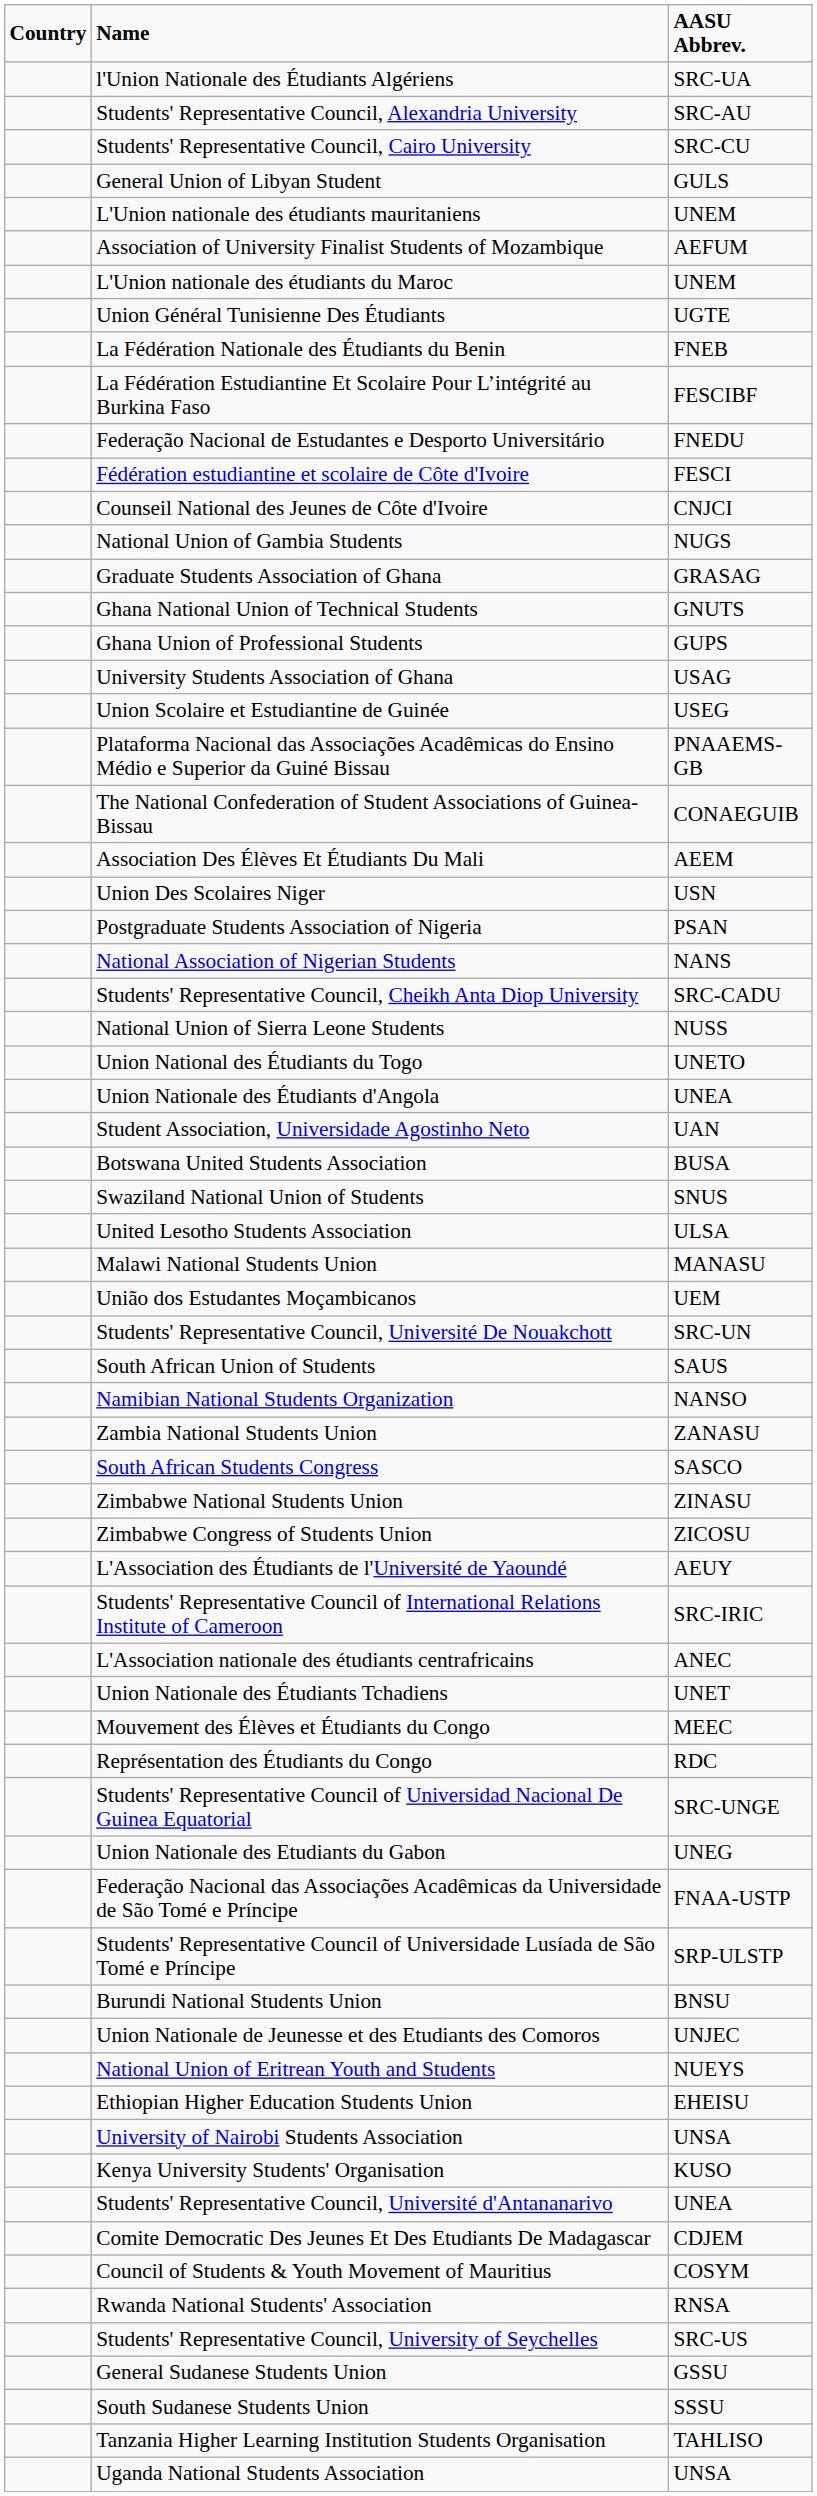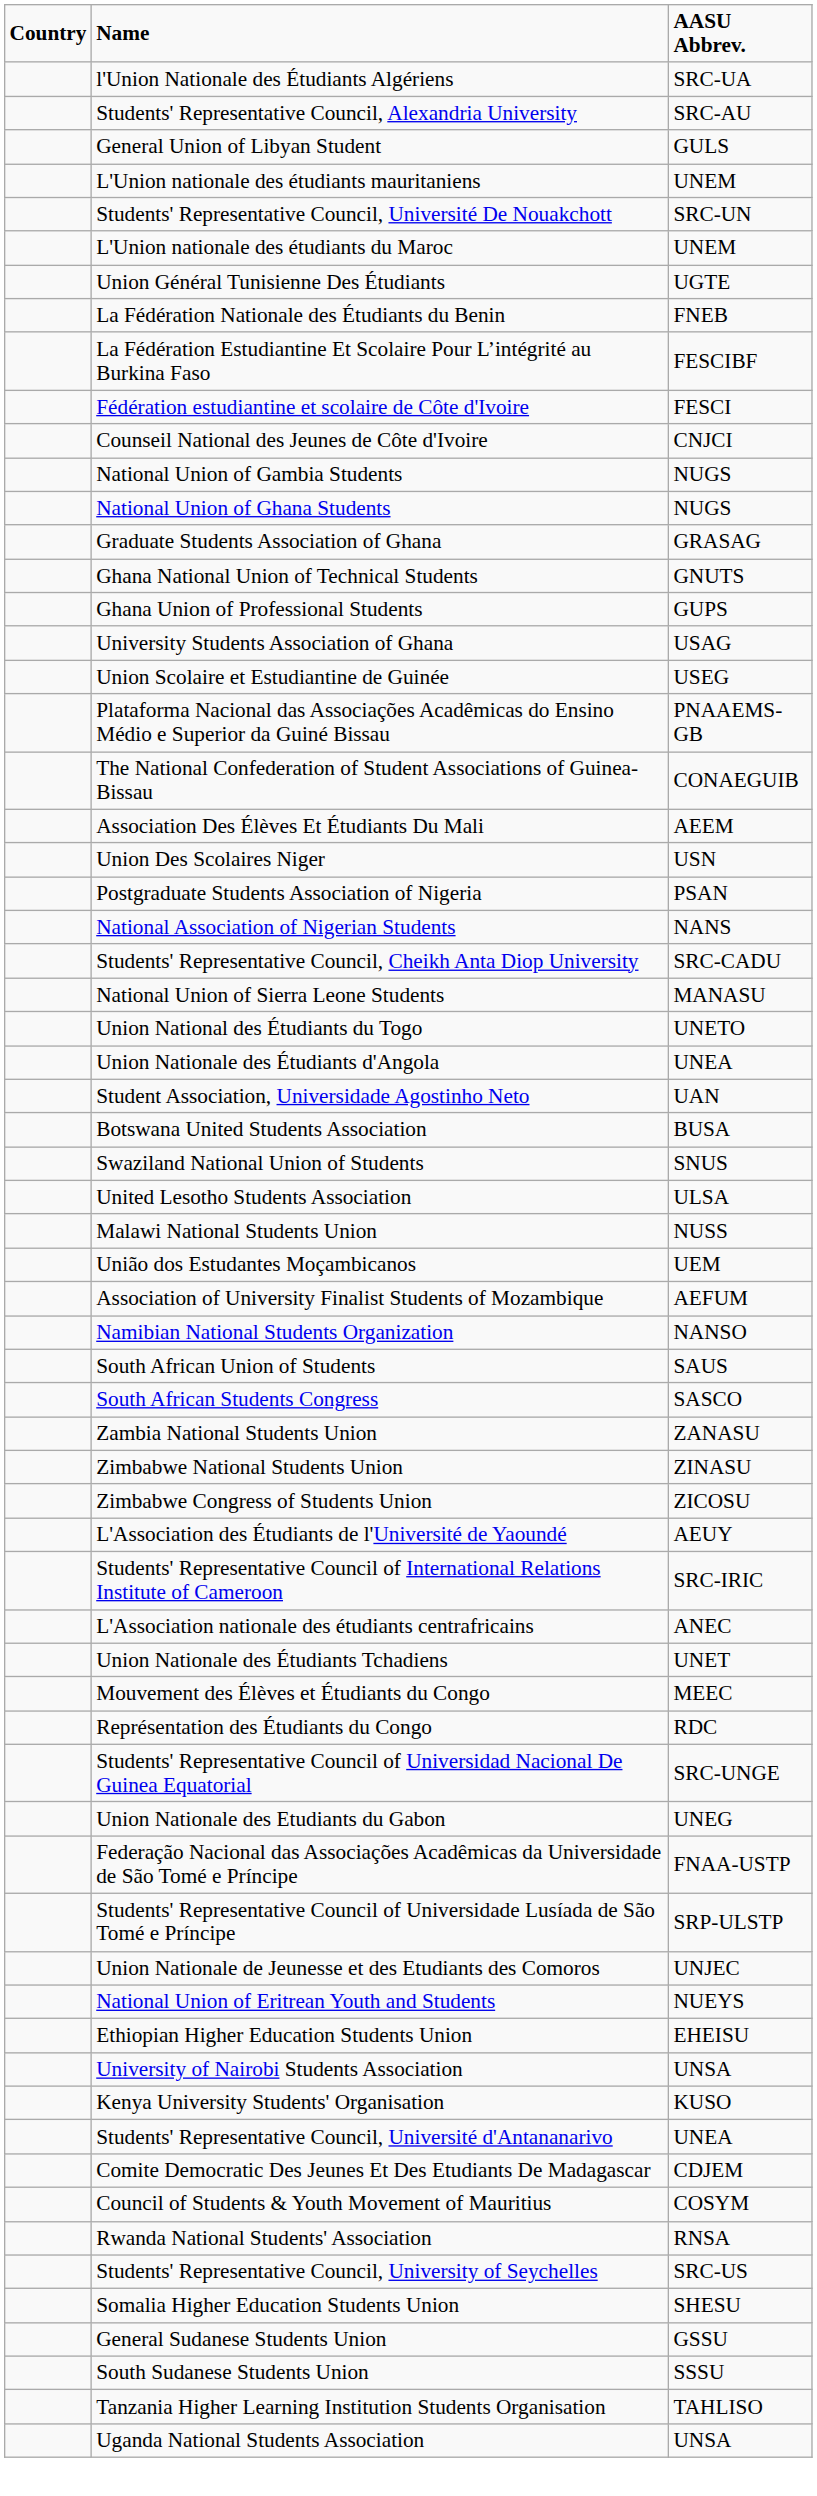- row: (314, 146)
rows swapped: (354, 1332) <-> (350, 247)
- row: (350, 440)
+ row: (243, 507)
(701, 1028) NUSS -> (720, 994) MANASU
(720, 1264) MANASU -> (701, 1230) NUSS
rows swapped: (275, 1399) <-> (236, 1365)
rows swapped: (237, 1467) <-> (237, 1433)
- row: (239, 2001)
+ row: (278, 2305)
